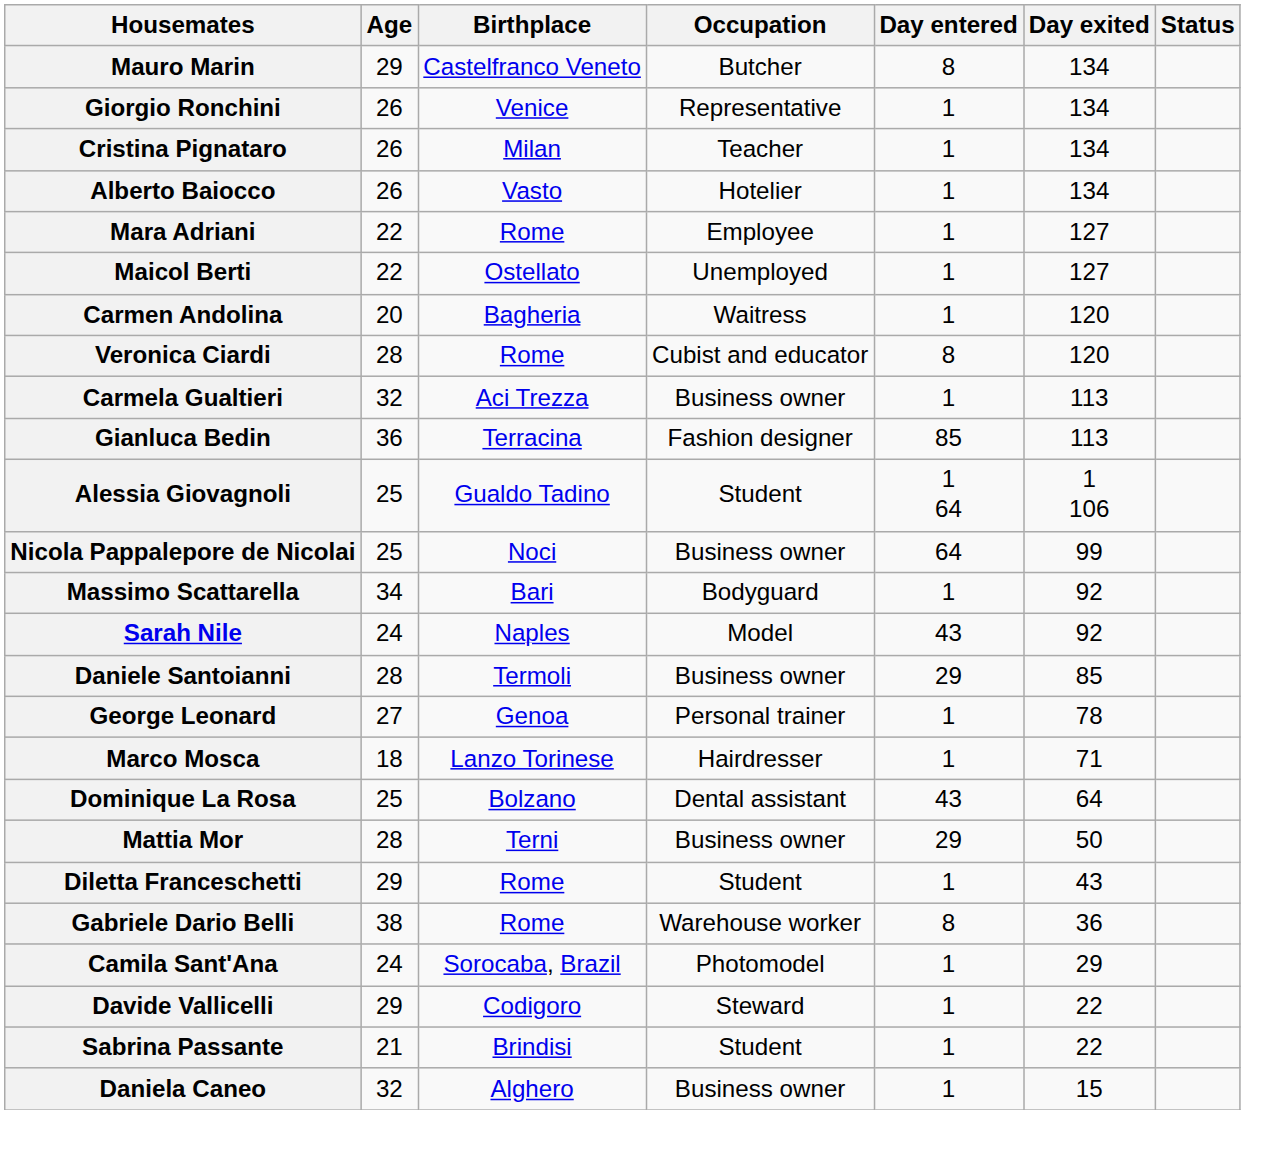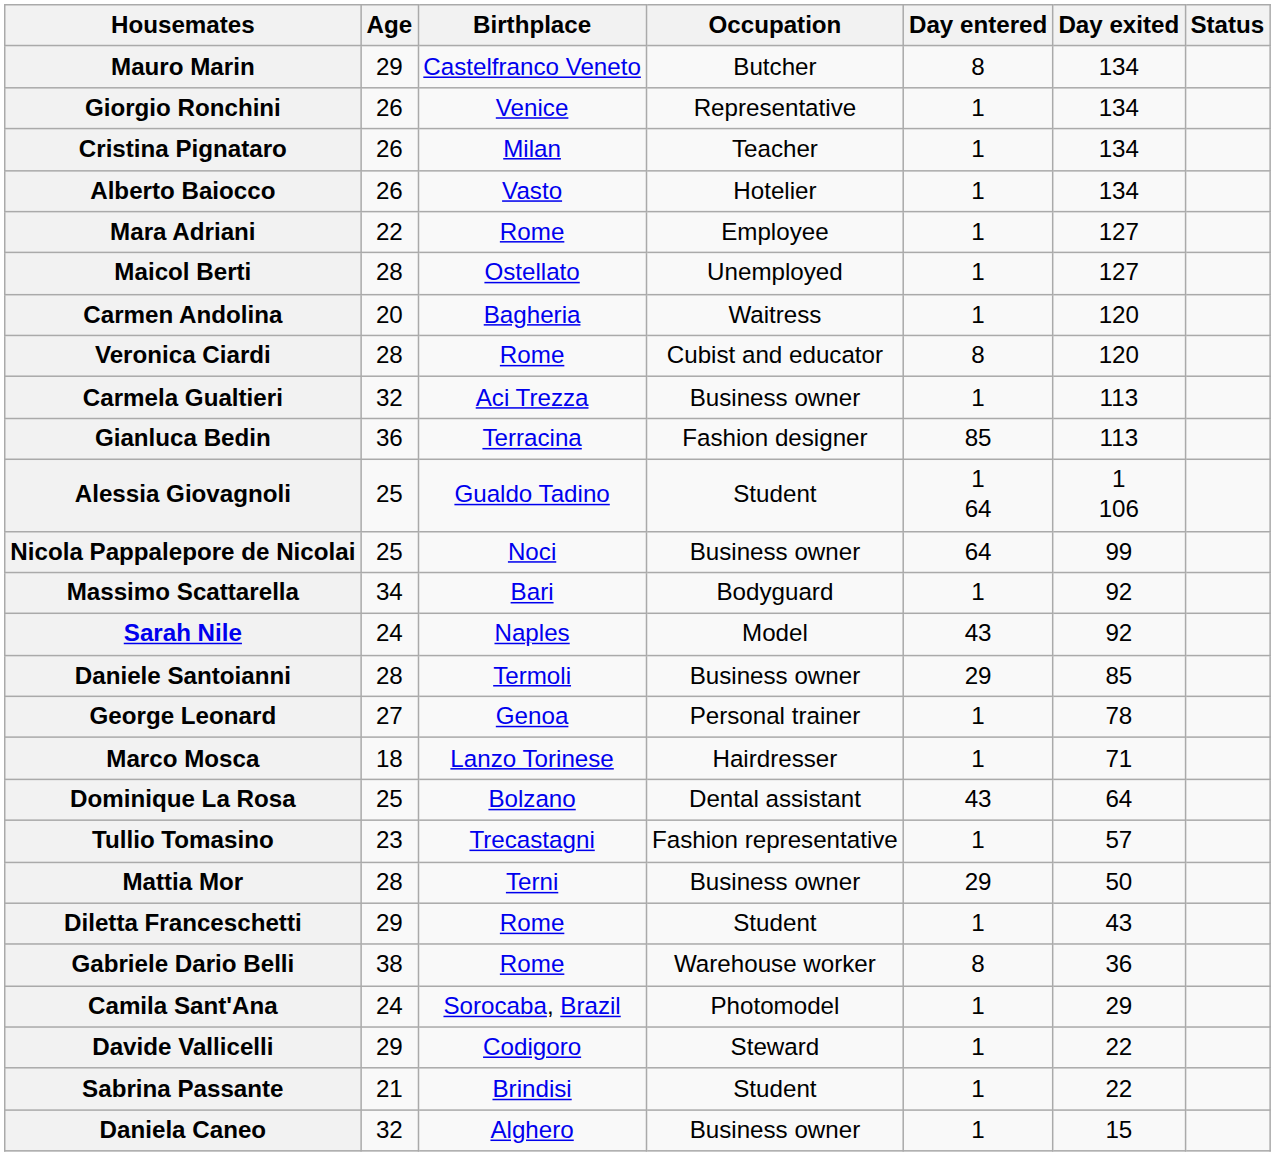(389, 273) 22 -> (389, 273) 28
+ row: (183, 840)
